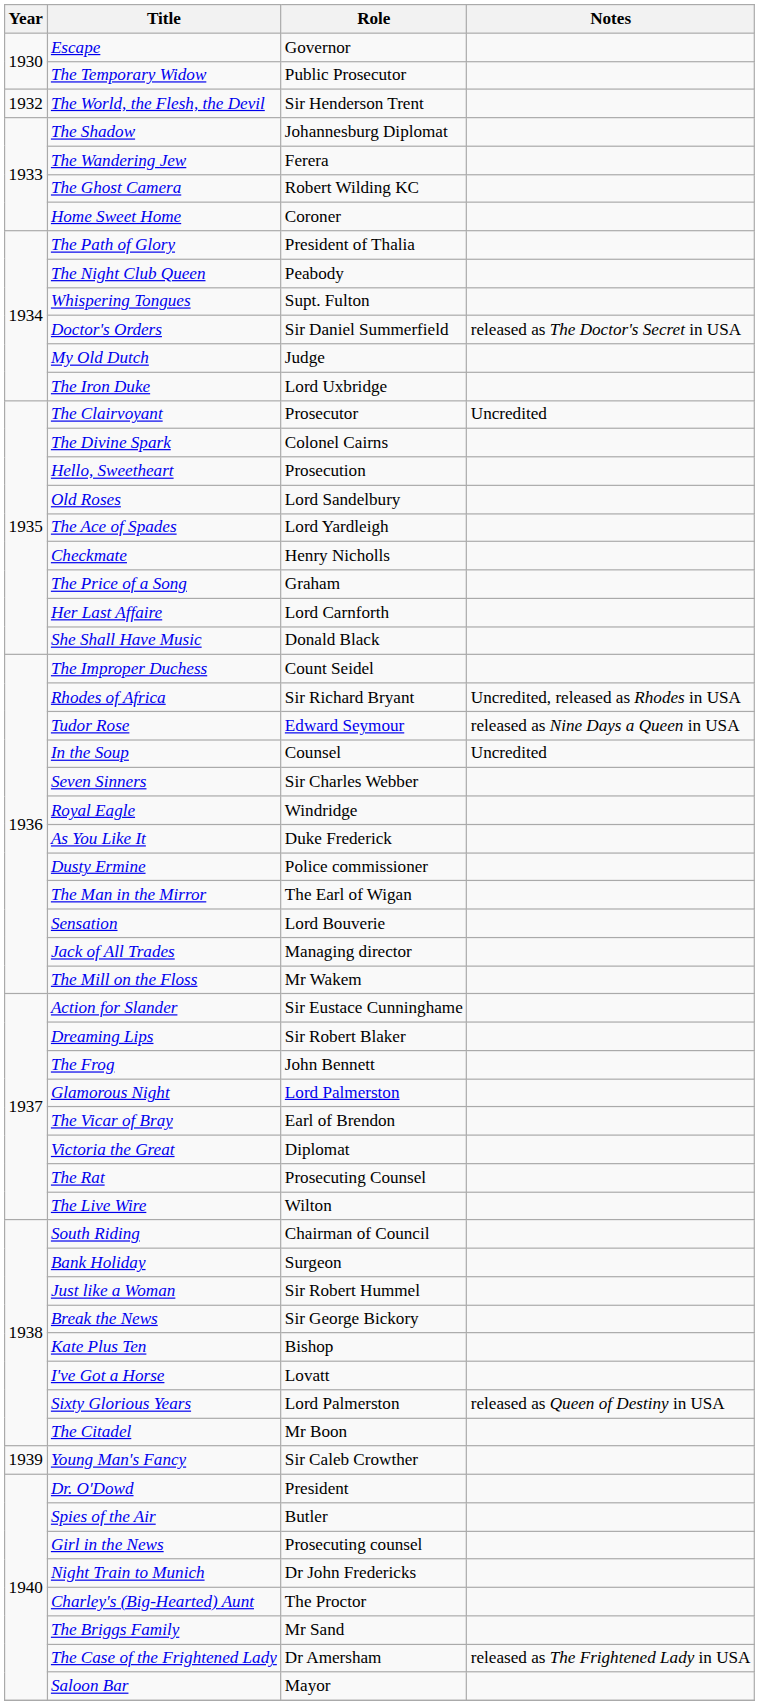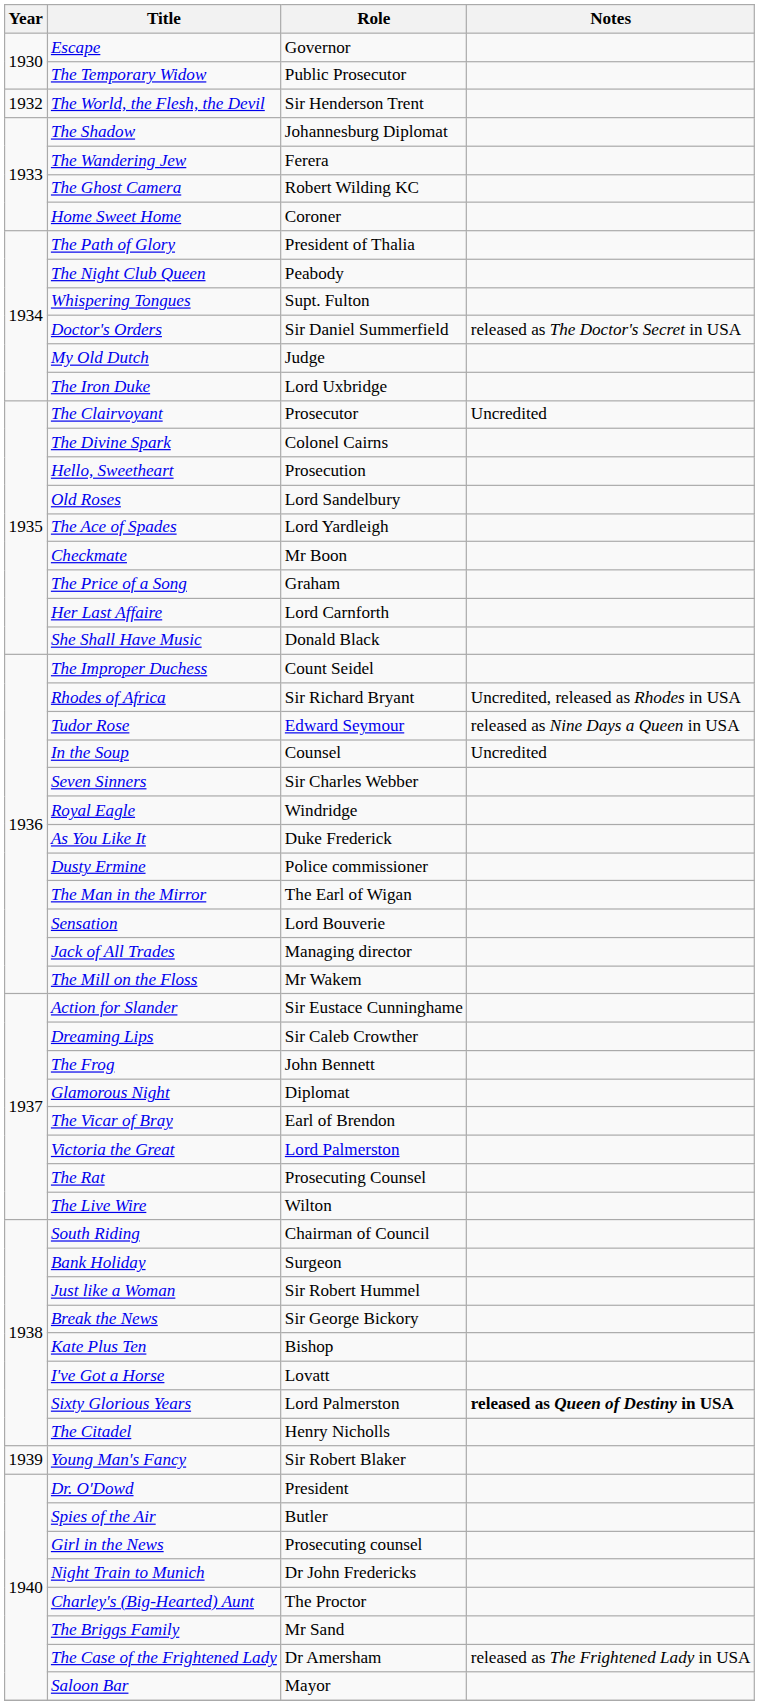(337, 556) Henry Nicholls -> (316, 556) Mr Boon
(345, 1036) Sir Robert Blaker -> (351, 1036) Sir Caleb Crowther
(342, 1092) Lord Palmerston -> (317, 1092) Diplomat
(317, 1149) Diplomat -> (342, 1149) Lord Palmerston
(598, 1403) normal -> (602, 1403) bold
(316, 1432) Mr Boon -> (337, 1432) Henry Nicholls
(351, 1460) Sir Caleb Crowther -> (345, 1460) Sir Robert Blaker
